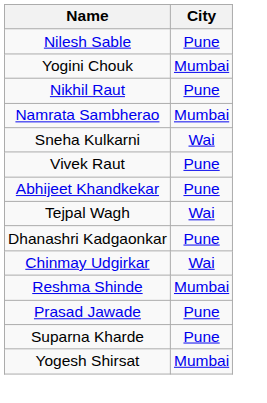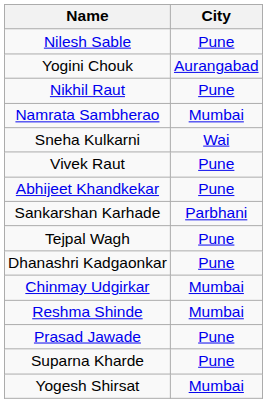(202, 66) Mumbai -> (216, 66) Aurangabad
+ row: (87, 213)
(202, 213) Wai -> (216, 238) Pune
(202, 262) Wai -> (216, 287) Mumbai
